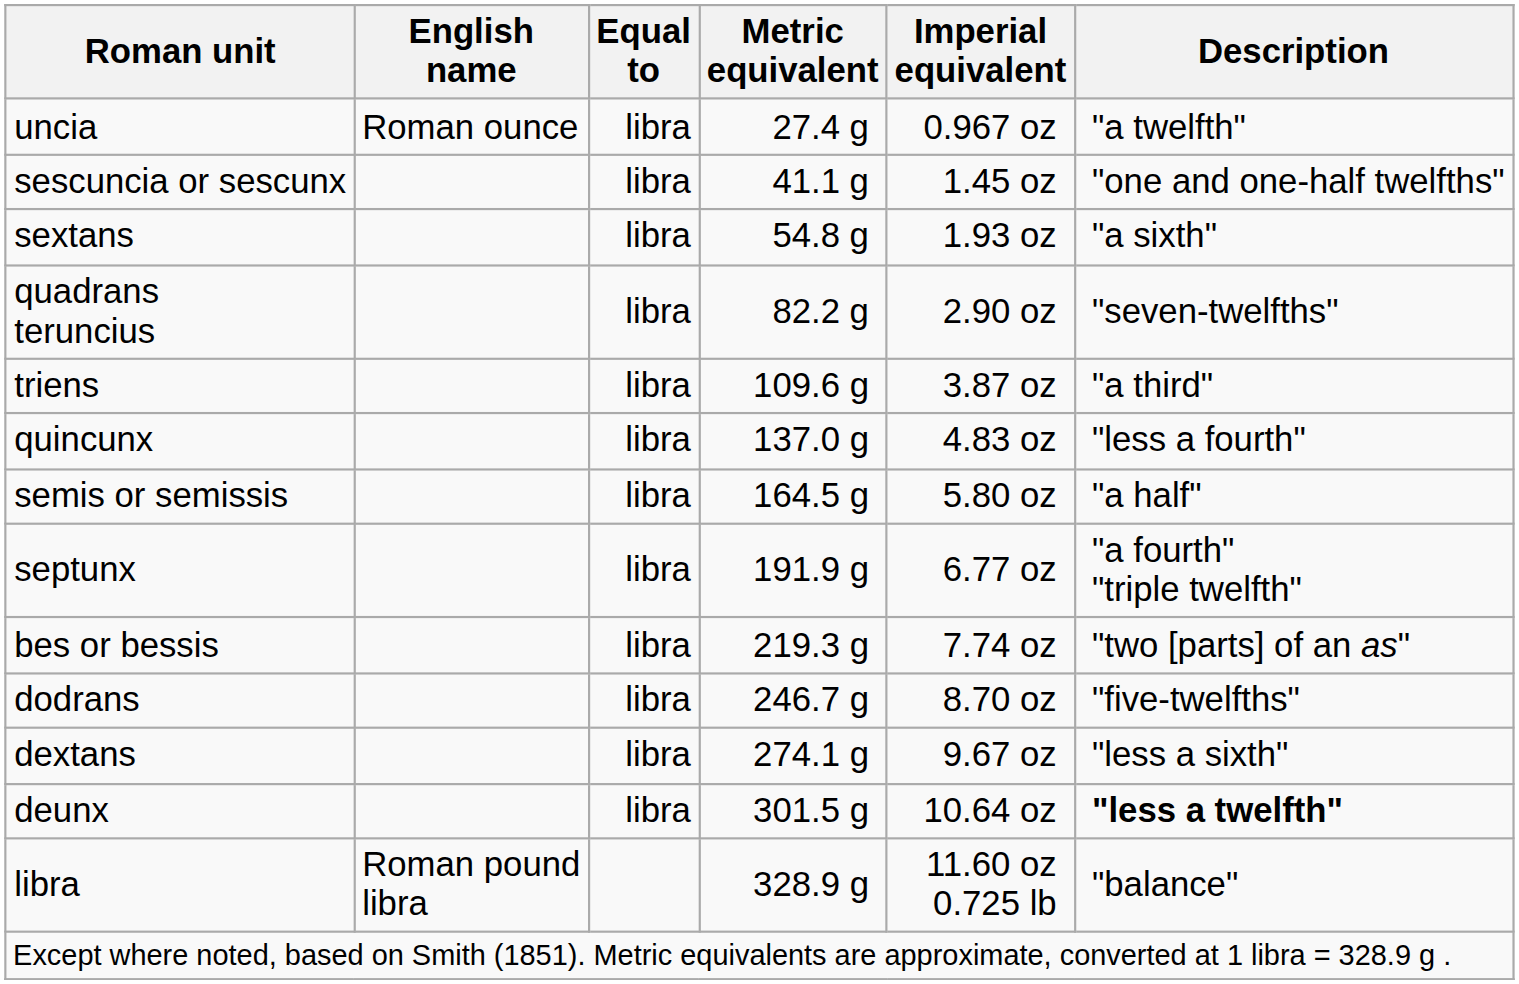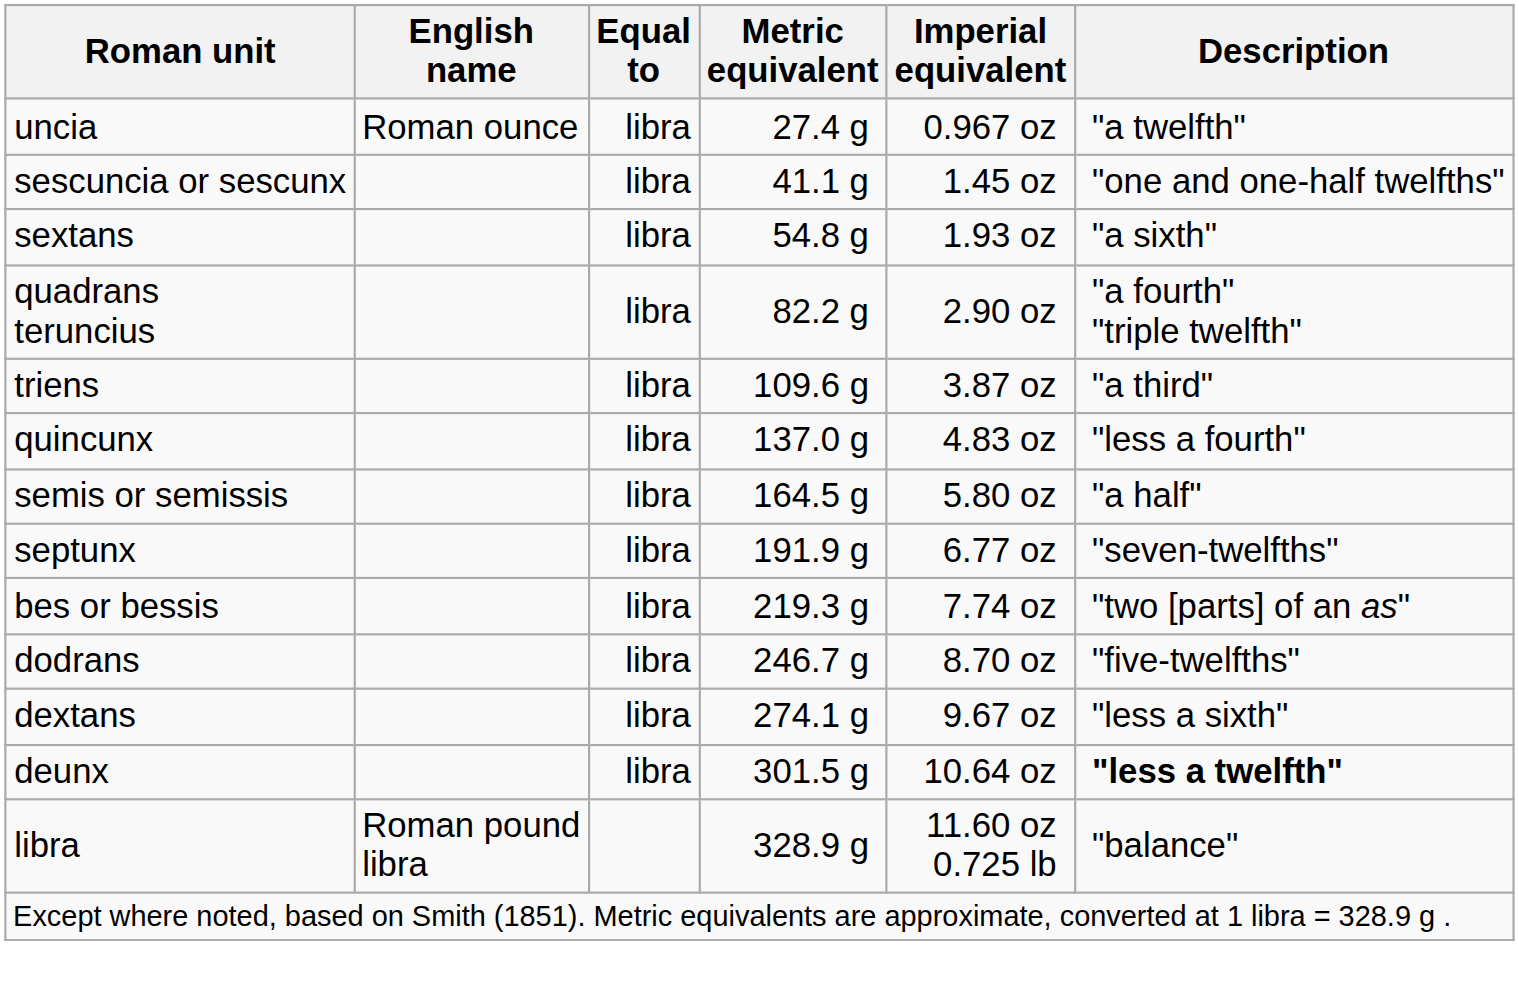(1210, 310) "seven-twelfths" -> (1192, 310) "a fourth" "triple twelfth"
(1192, 570) "a fourth" "triple twelfth" -> (1210, 550) "seven-twelfths"
